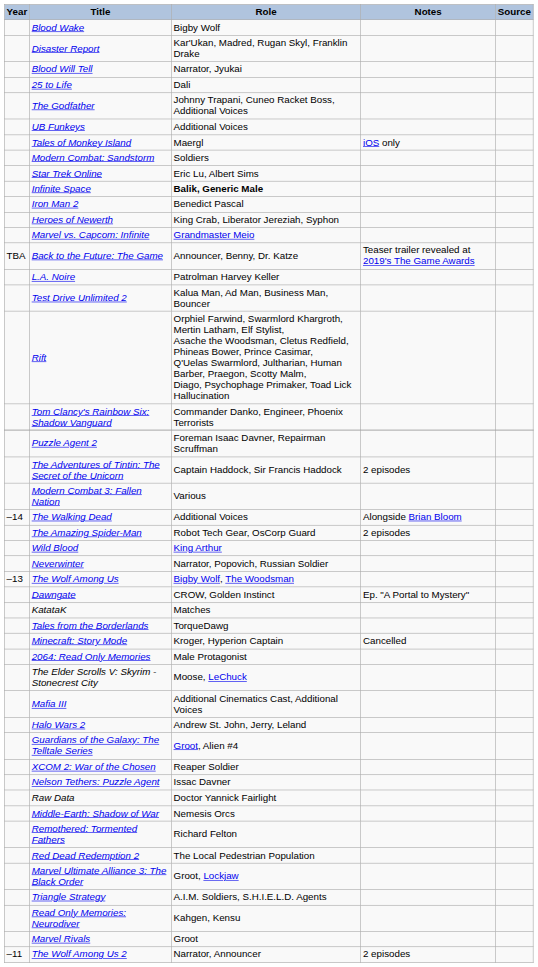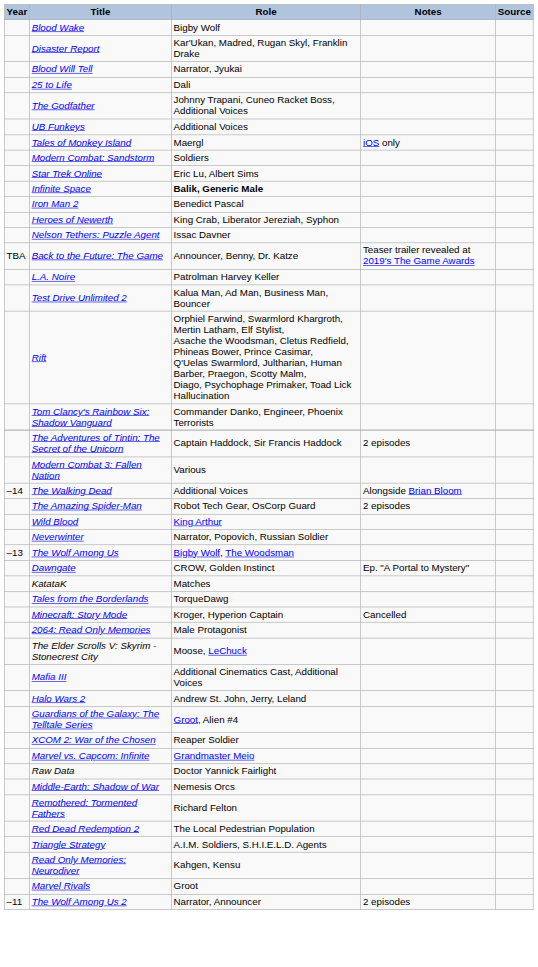rows swapped: (96, 782) <-> (91, 235)
- row: (64, 443)
- row: (99, 876)
